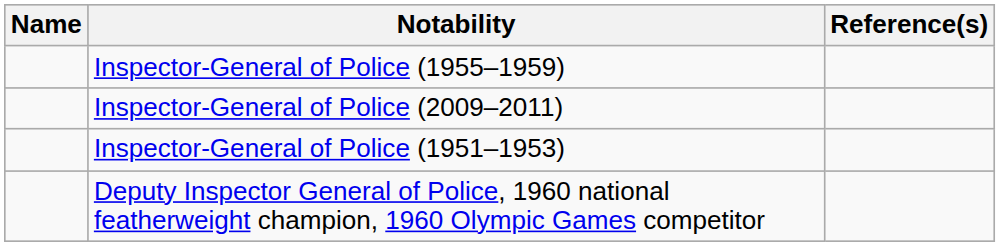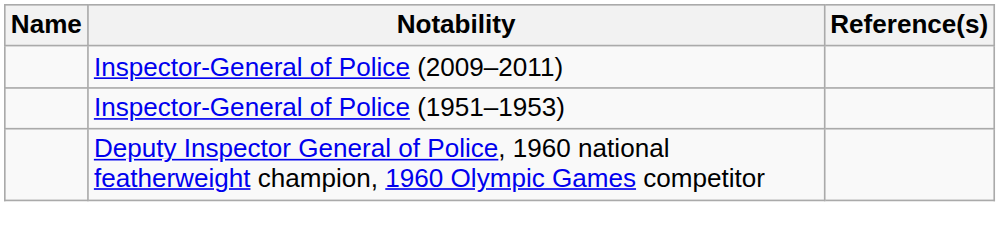- row: (329, 66)
